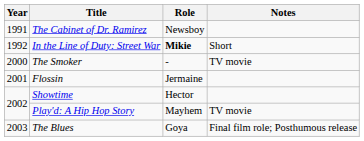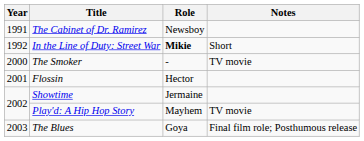(184, 78) Jermaine -> (179, 78) Hector
(179, 95) Hector -> (184, 95) Jermaine
